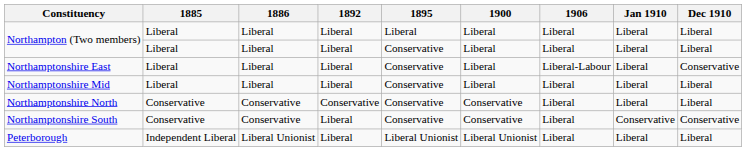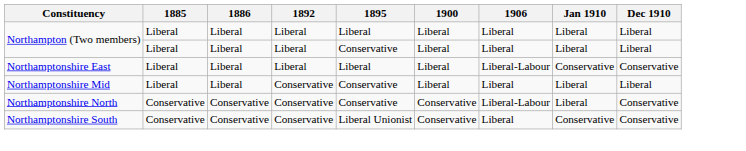(414, 66) Conservative -> (355, 66) Liberal
(632, 66) Liberal -> (585, 66) Conservative
(336, 84) Liberal -> (304, 84) Conservative
(558, 102) Liberal -> (516, 102) Liberal-Labour
(696, 102) Liberal -> (649, 102) Conservative
(336, 119) Liberal -> (304, 119) Conservative
(414, 119) Conservative -> (375, 119) Liberal Unionist
- row: (37, 137)
